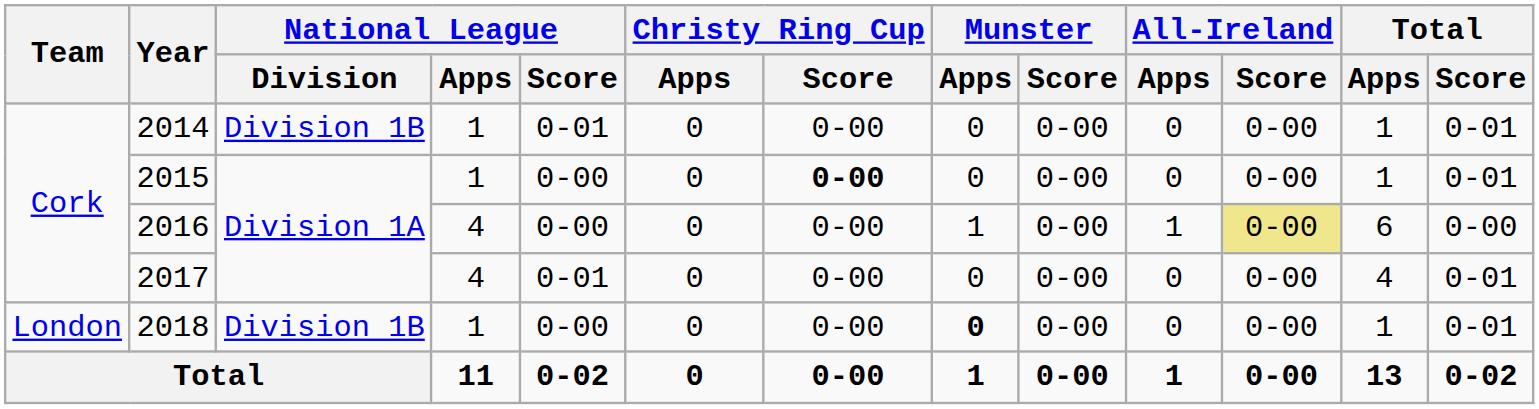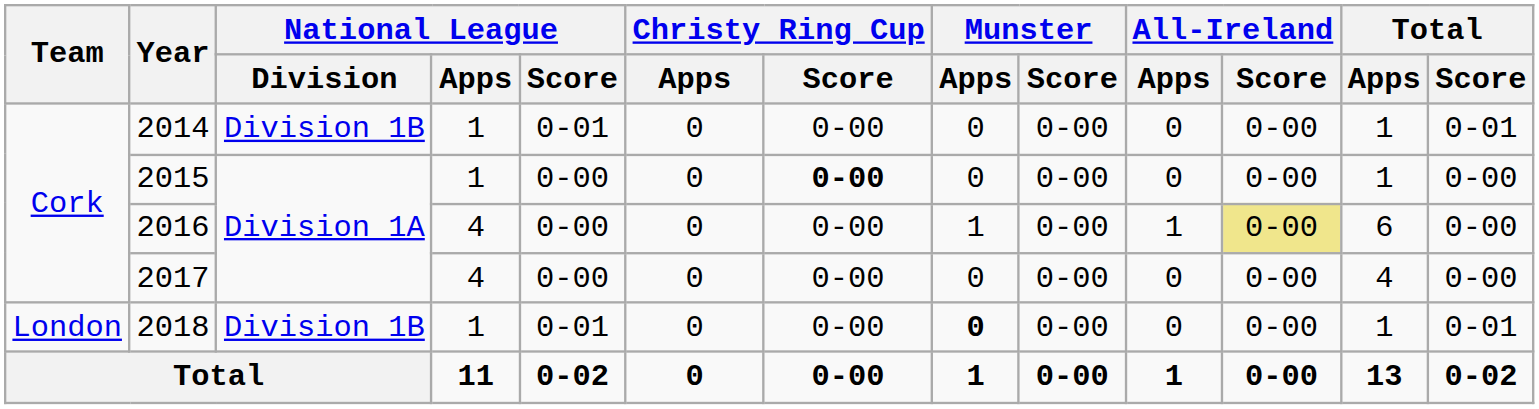(1481, 179) 0-01 -> (1481, 179) 0-00
(572, 278) 0-01 -> (572, 278) 0-00
(1481, 278) 0-01 -> (1481, 278) 0-00
(572, 327) 0-00 -> (572, 327) 0-01
